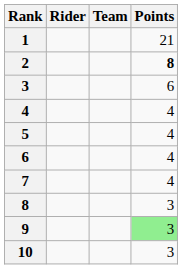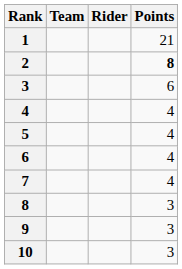columns swapped: (68, 16) <-> (110, 16)
(171, 228) lightgreen background -> (171, 228) no background
